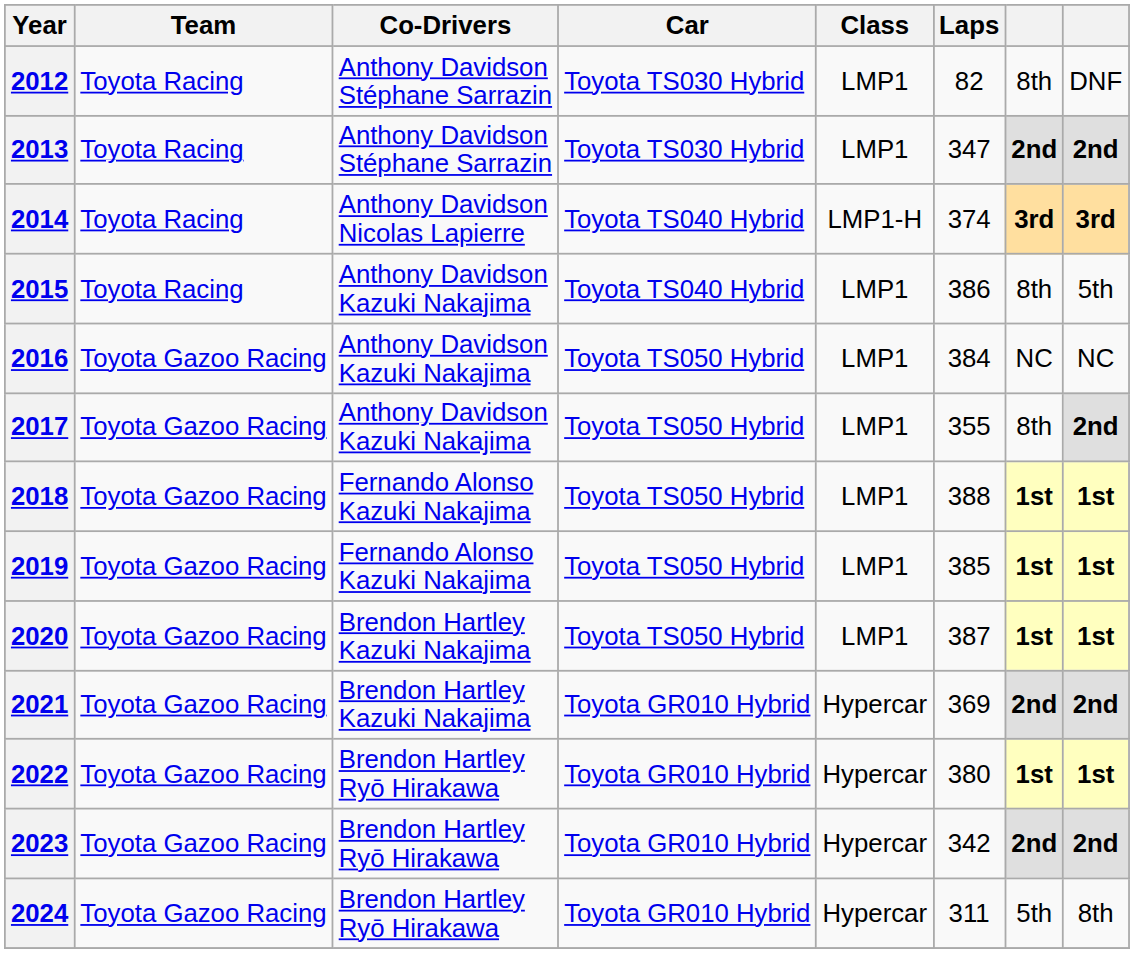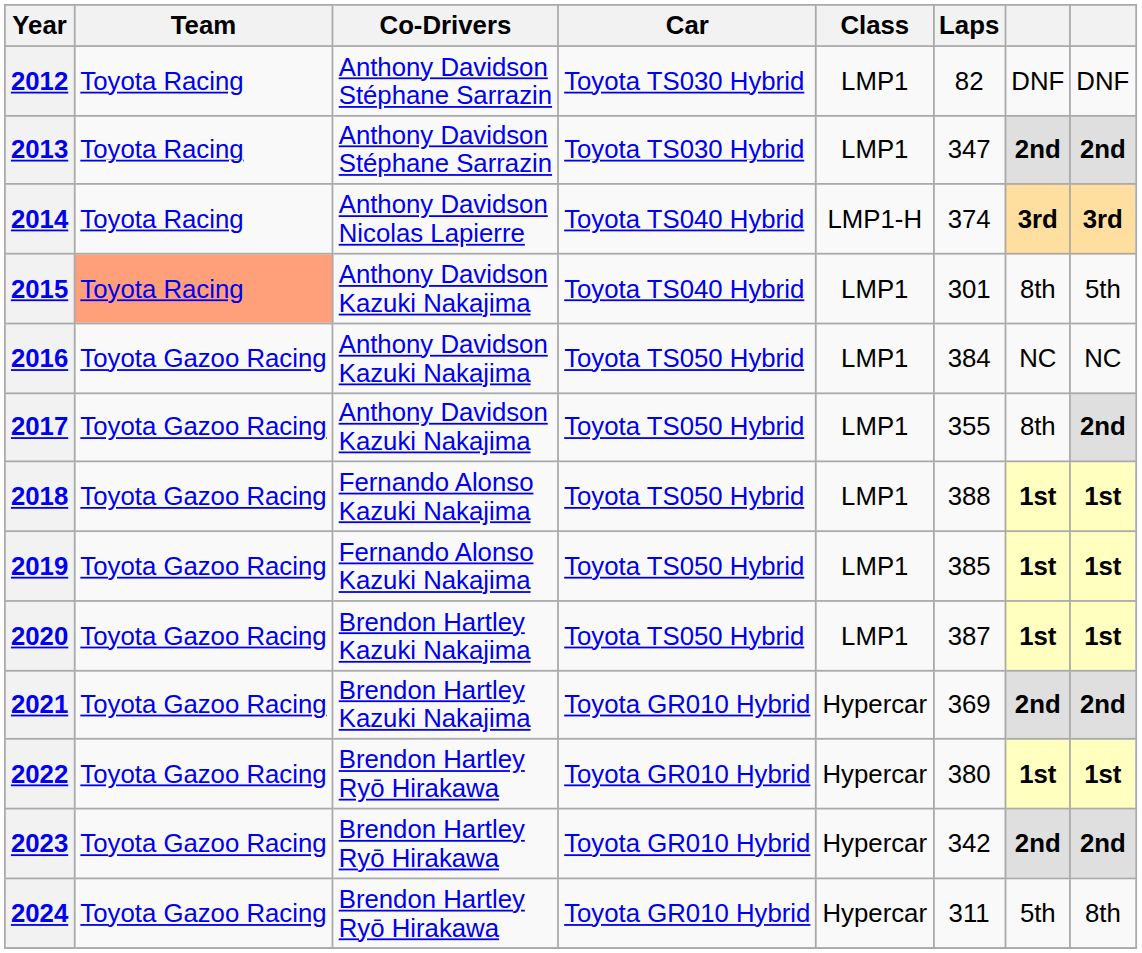(1034, 81) 8th -> (1038, 81) DNF
(162, 289) no background -> (162, 289) lightsalmon background
(969, 289) 386 -> (969, 289) 301
